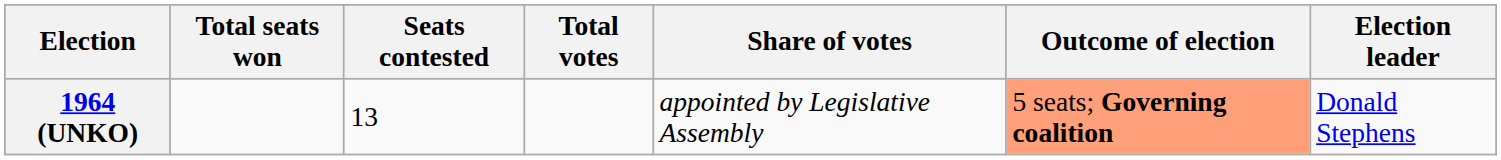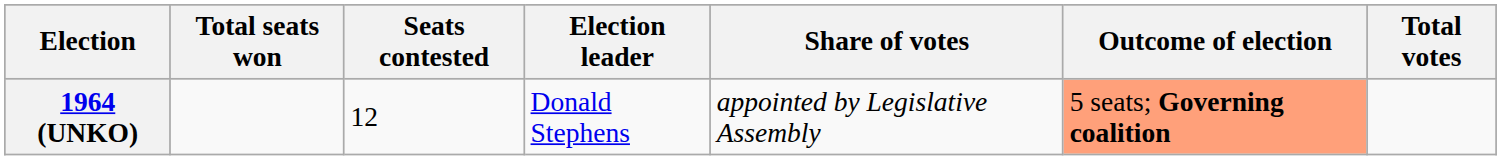columns swapped: (589, 41) <-> (1403, 41)
(364, 116) 13 -> (364, 116) 12
